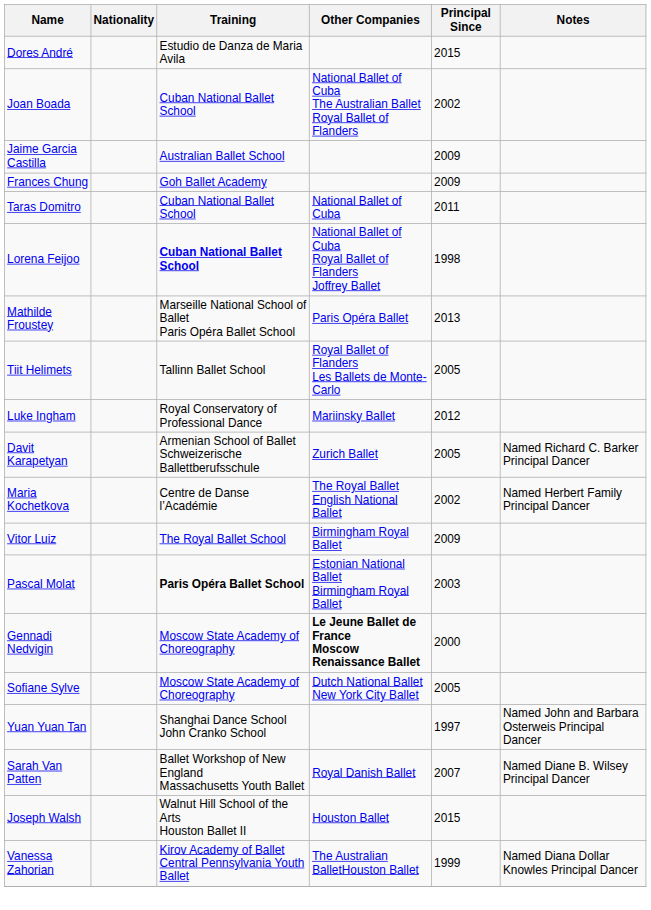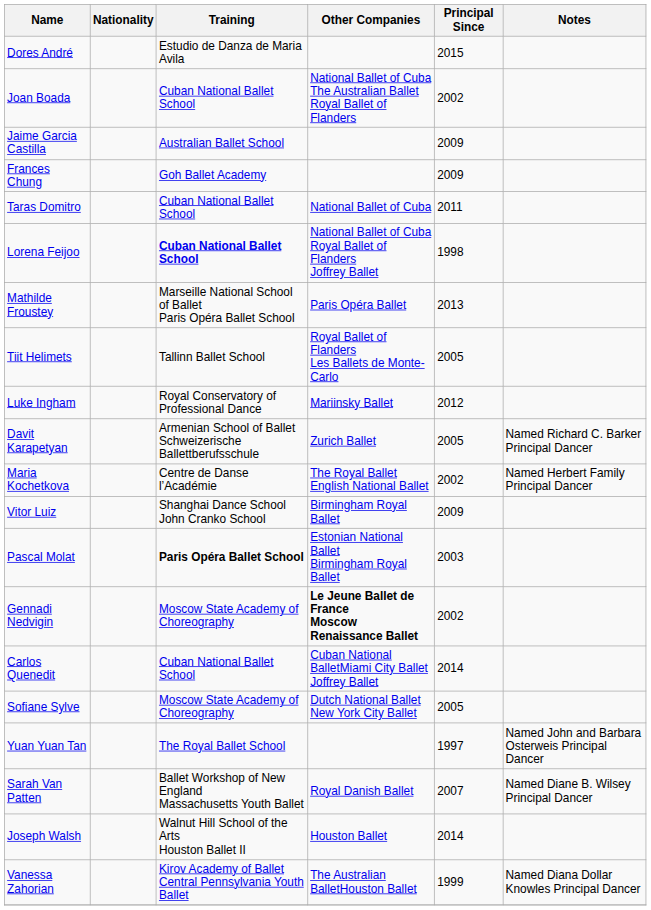(223, 538) The Royal Ballet School -> (222, 512) Shanghai Dance School John Cranko School
(447, 643) 2000 -> (450, 616) 2002
+ row: (31, 668)
(223, 727) Shanghai Dance School John Cranko School -> (222, 746) The Royal Ballet School
(447, 818) 2015 -> (450, 836) 2014
